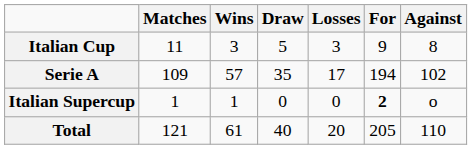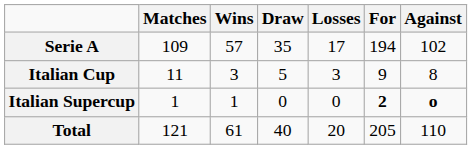rows swapped: (72, 74) <-> (72, 46)
(433, 102) normal -> (433, 102) bold
